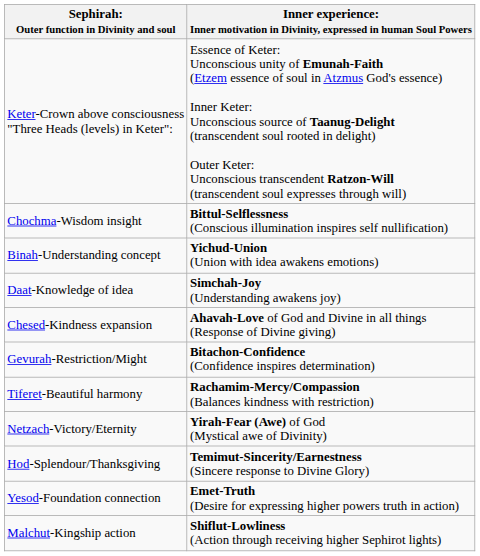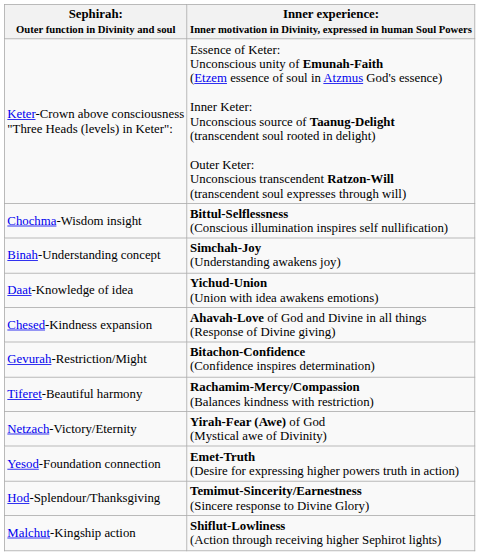(284, 255) Yichud-Union (Union with idea awakens emotions) -> (265, 255) Simchah-Joy (Understanding awakens joy)
(265, 290) Simchah-Joy (Understanding awakens joy) -> (284, 290) Yichud-Union (Union with idea awakens emotions)
rows swapped: (84, 463) <-> (84, 498)
